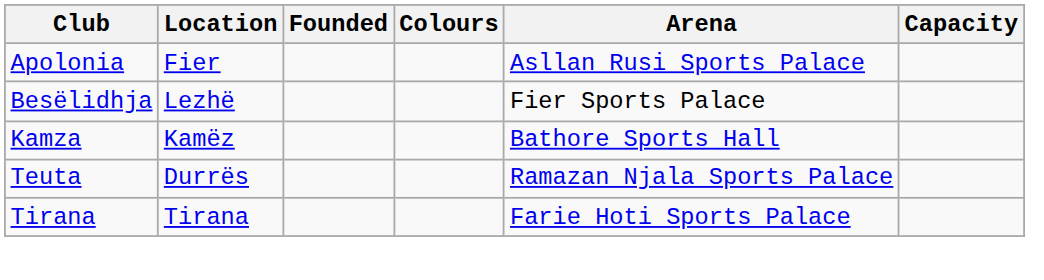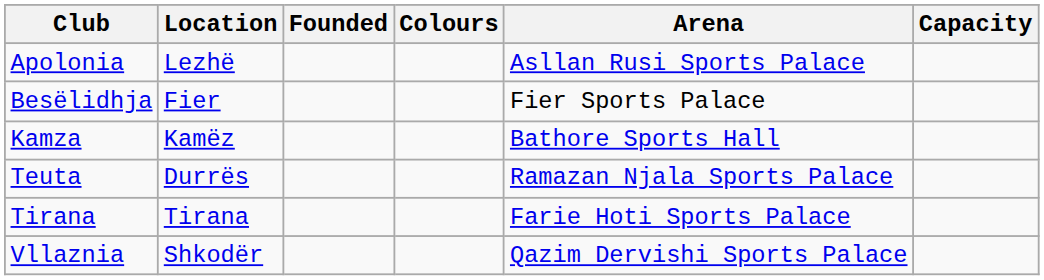(192, 63) Fier -> (199, 63) Lezhë
(199, 101) Lezhë -> (192, 101) Fier
+ row: (67, 256)
